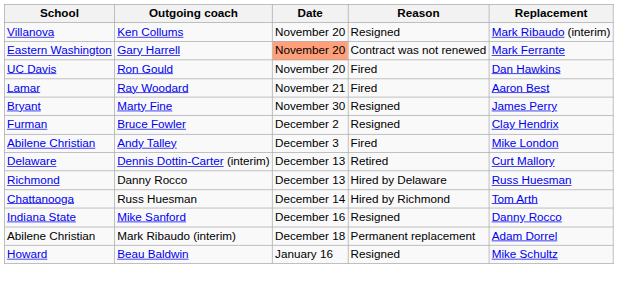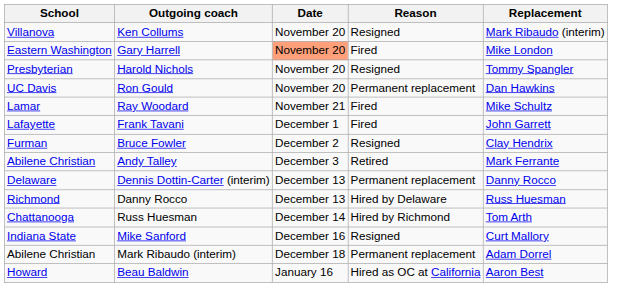(418, 50) Contract was not renewed -> (364, 50) Fired
(528, 50) Mark Ferrante -> (519, 50) Mike London
+ row: (155, 69)
(364, 69) Fired -> (413, 87) Permanent replacement
(521, 87) Aaron Best -> (519, 106) Mike Schultz
- row: (145, 106)
+ row: (151, 124)
(364, 143) Fired -> (369, 161) Retired
(525, 143) Mike London -> (522, 161) Mark Ferrante
(369, 161) Retired -> (413, 180) Permanent replacement
(523, 161) Curt Mallory -> (521, 180) Danny Rocco
(527, 217) Danny Rocco -> (517, 236) Curt Mallory
(375, 254) Resigned -> (416, 273) Hired as OC at California
(525, 254) Mike Schultz -> (515, 273) Aaron Best
